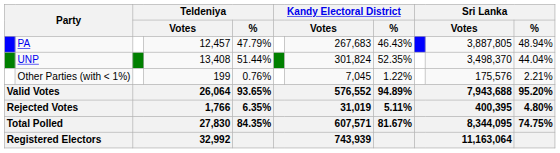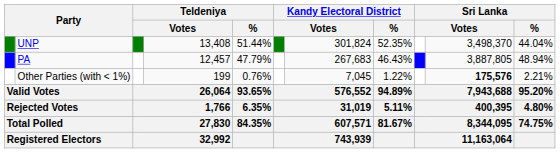rows swapped: (28, 60) <-> (24, 44)
(494, 76) normal -> (494, 76) bold
